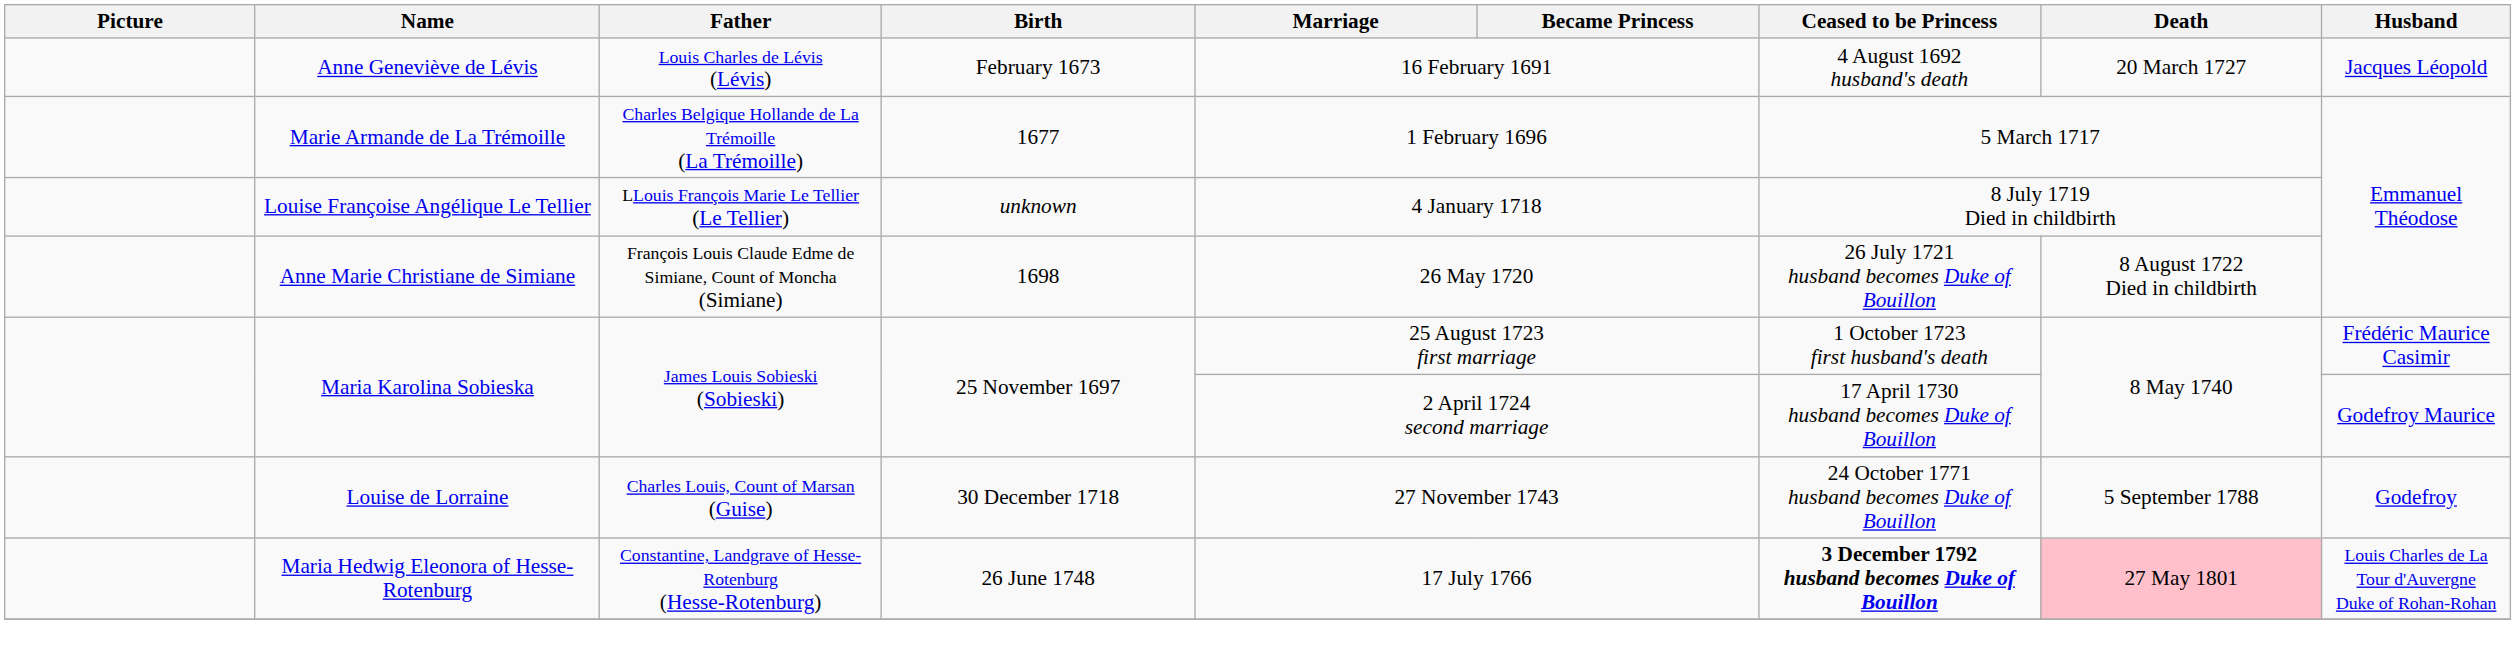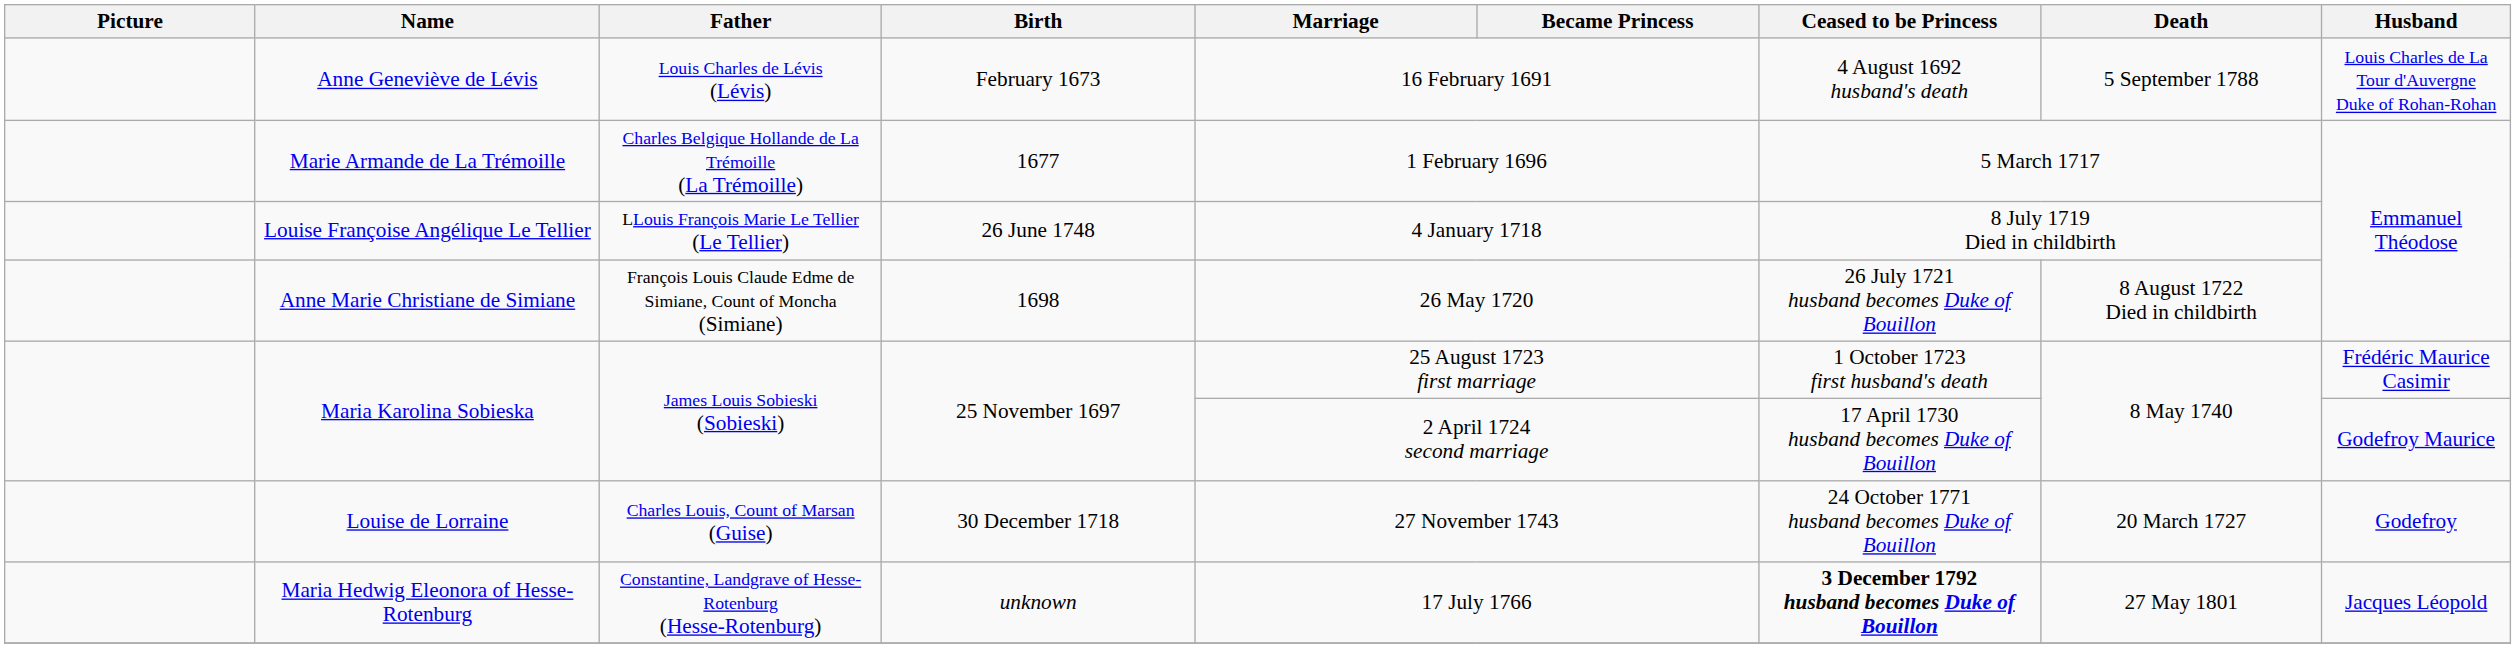(2181, 67) 20 March 1727 -> (2181, 79) 5 September 1788
(2416, 67) Jacques Léopold -> (2416, 80) Louis Charles de La Tour d'Auvergne Duke of Rohan-Rohan
(1038, 206) unknown -> (1038, 230) 26 June 1748
(2181, 497) 5 September 1788 -> (2181, 520) 20 March 1727
(1038, 578) 26 June 1748 -> (1038, 602) unknown
(2181, 578) pink background -> (2181, 602) no background
(2416, 579) Louis Charles de La Tour d'Auvergne Duke of Rohan-Rohan -> (2416, 602) Jacques Léopold
